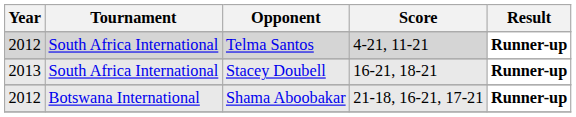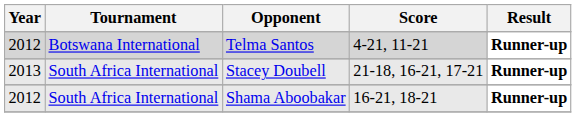(133, 45) South Africa International -> (124, 45) Botswana International
(395, 71) 16-21, 18-21 -> (418, 71) 21-18, 16-21, 17-21
(124, 98) Botswana International -> (133, 98) South Africa International
(418, 98) 21-18, 16-21, 17-21 -> (395, 98) 16-21, 18-21
